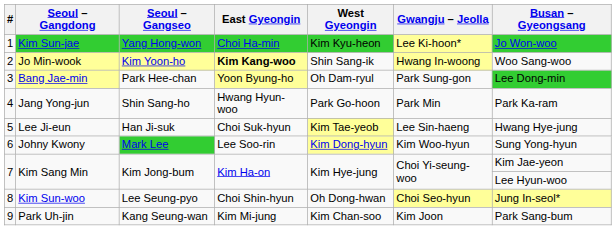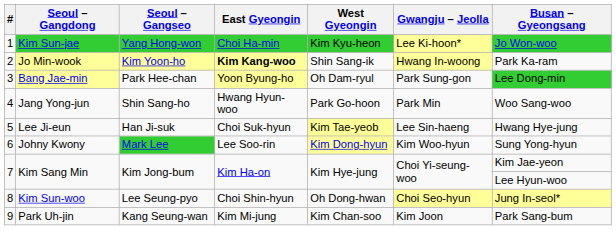(533, 61) Woo Sang-woo -> (526, 61) Park Ka-ram
(526, 103) Park Ka-ram -> (533, 103) Woo Sang-woo
